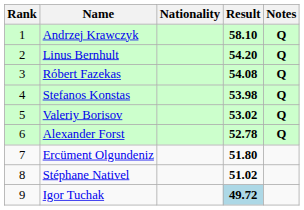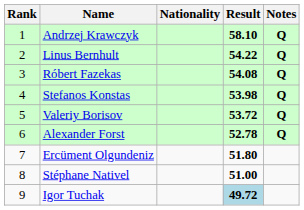(243, 54) 54.20 -> (243, 54) 54.22
(243, 114) 53.02 -> (243, 114) 53.72
(243, 174) 51.02 -> (243, 174) 51.00
